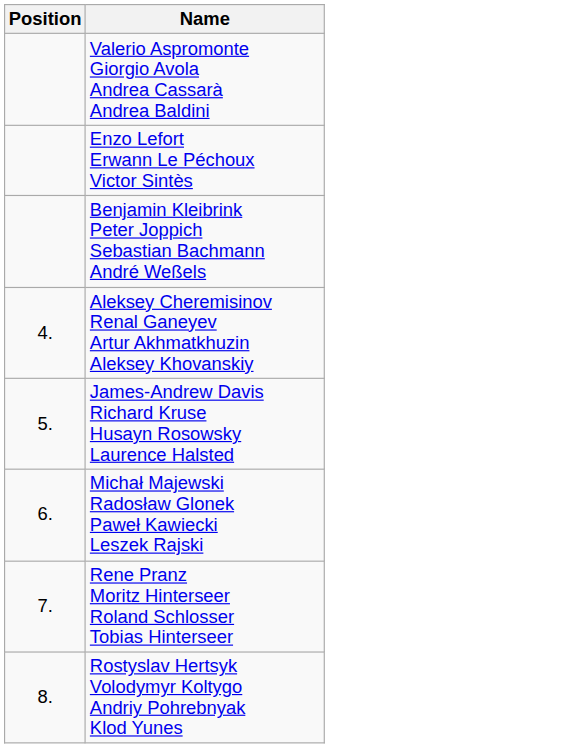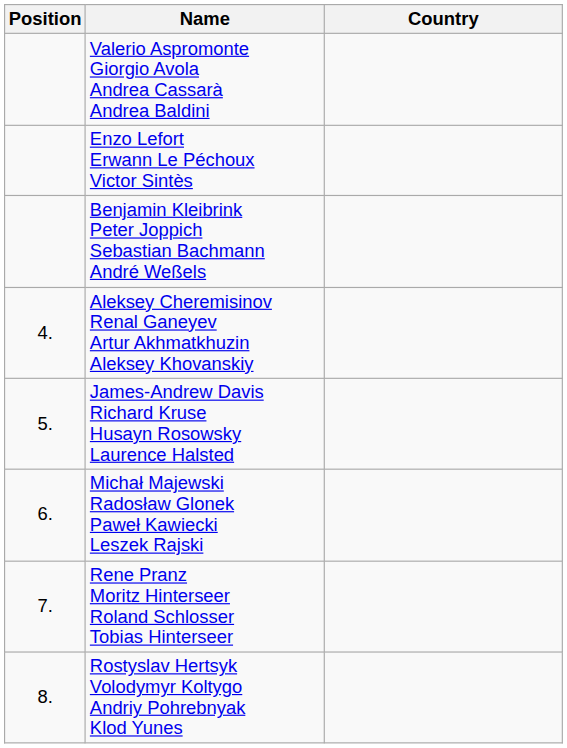+ column: (443, 19)
